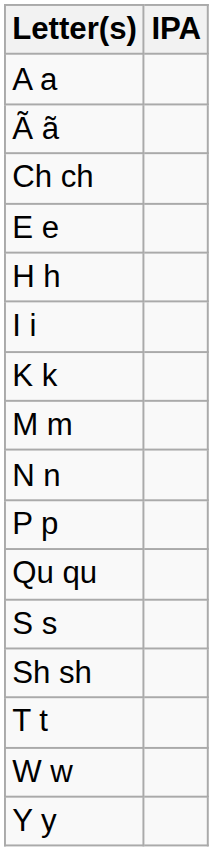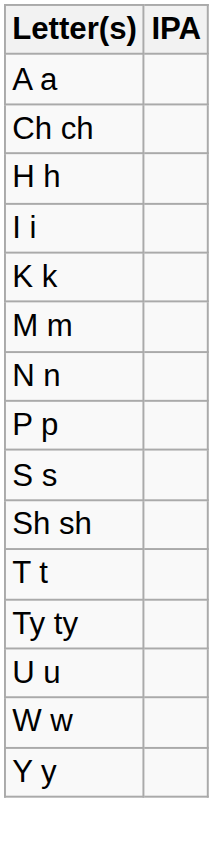- row: (36, 128)
- row: (36, 227)
- row: (55, 573)
+ row: (45, 623)
+ row: (36, 672)
